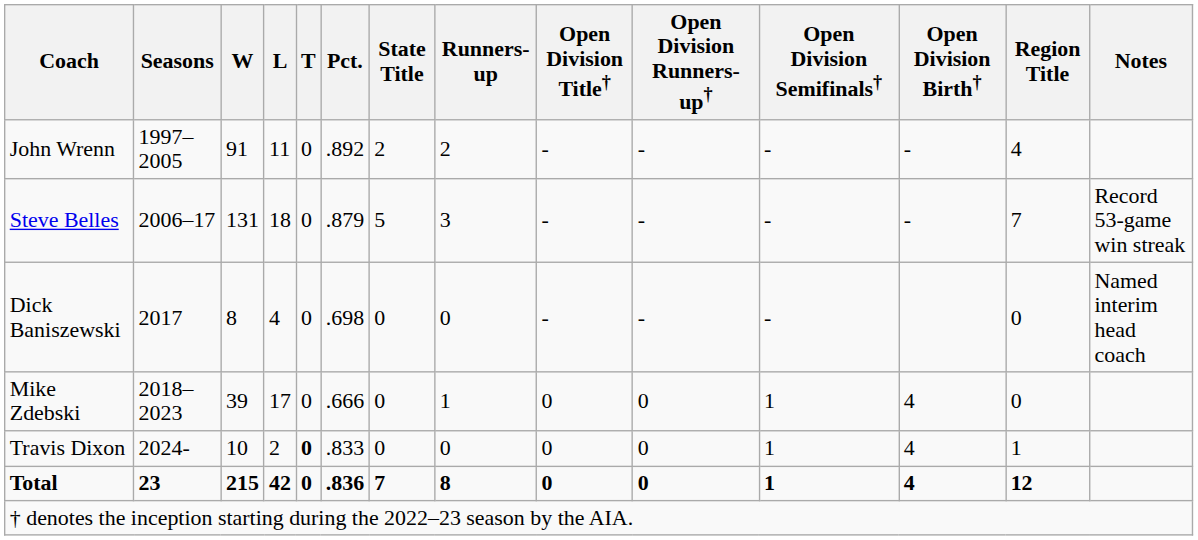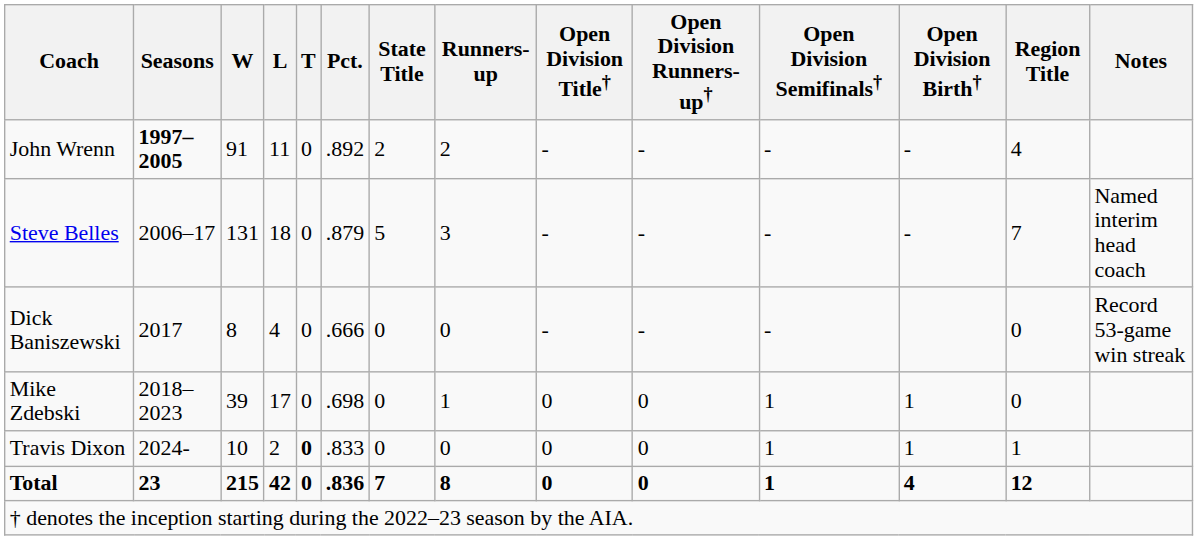(166, 148) normal -> (166, 148) bold
(1140, 220) Record 53-game win streak -> (1126, 232) Named interim head coach
(345, 317) .698 -> (345, 329) .666
(1126, 317) Named interim head coach -> (1140, 329) Record 53-game win streak
(345, 401) .666 -> (345, 401) .698
(909, 401) 4 -> (909, 401) 1
(909, 448) 4 -> (909, 448) 1
